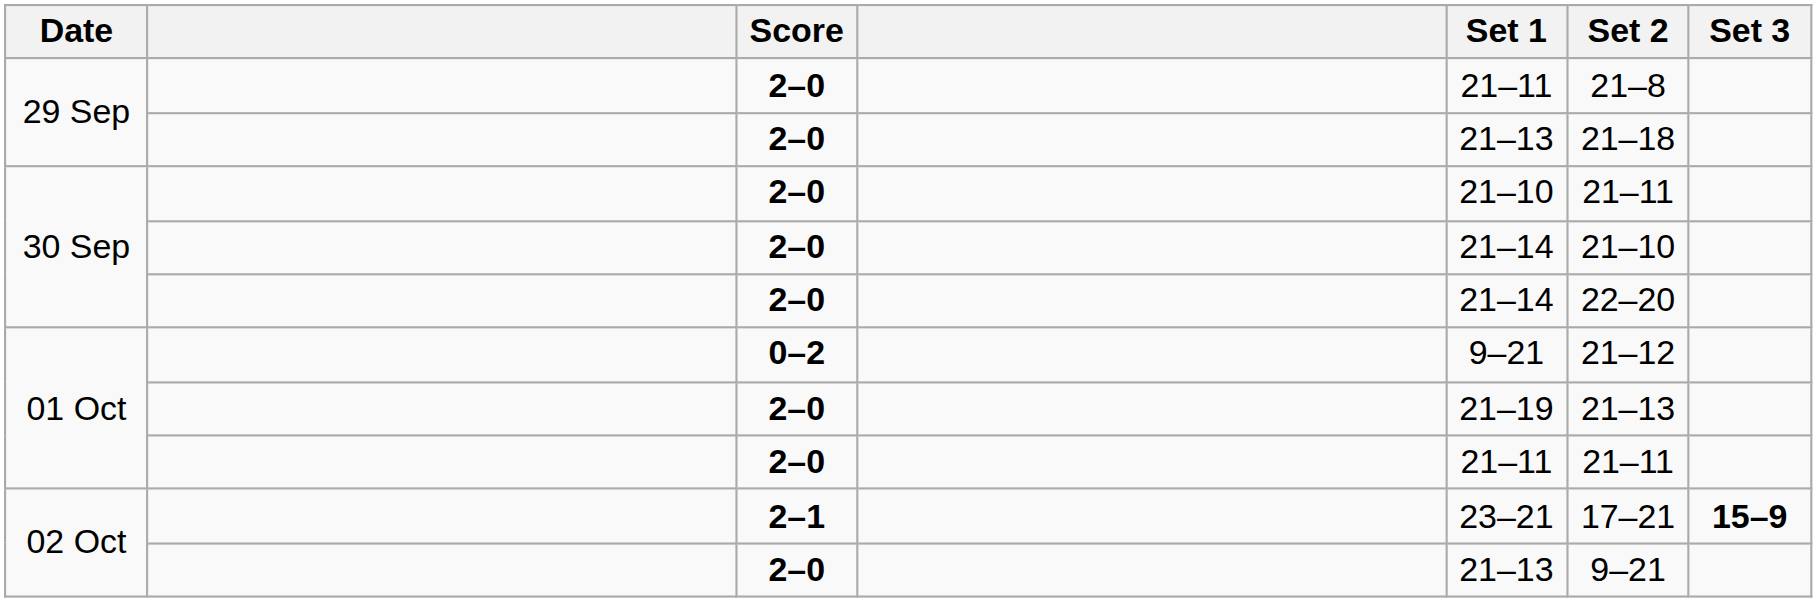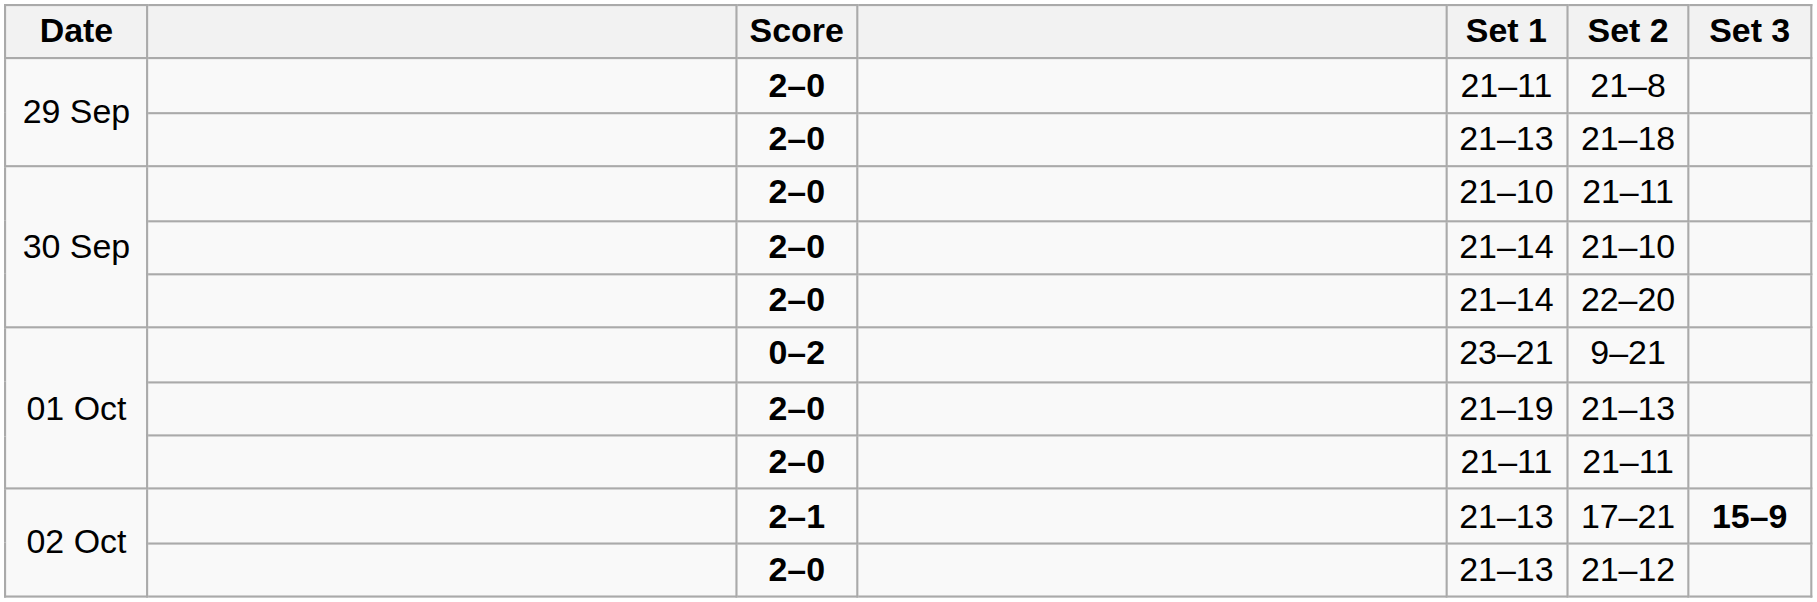(1506, 354) 9–21 -> (1506, 354) 23–21
(1628, 354) 21–12 -> (1628, 354) 9–21
(1506, 515) 23–21 -> (1506, 515) 21–13
(1628, 569) 9–21 -> (1628, 569) 21–12
